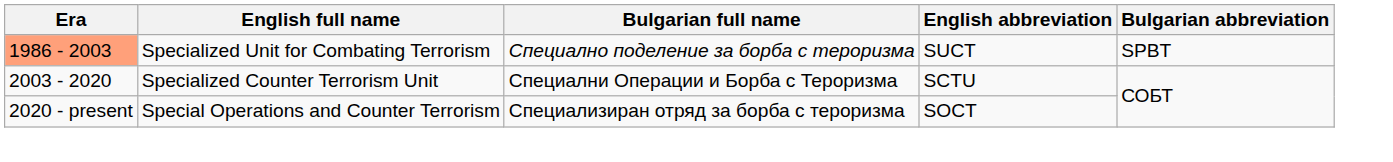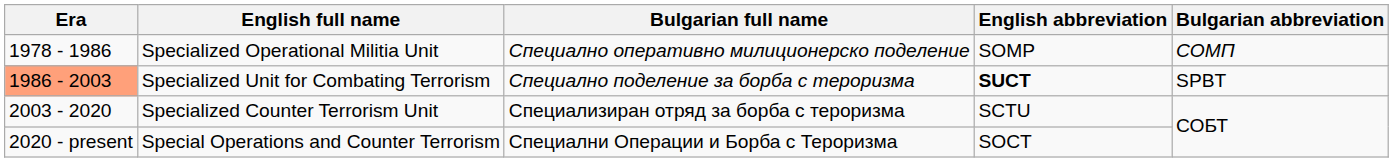+ row: (290, 50)
(950, 50) normal -> (1005, 80) bold
(703, 80) Специални Операции и Борба с Тероризма -> (707, 111) Специализиран отряд за борба с тероризма
(707, 111) Специализиран отряд за борба с тероризма -> (703, 141) Специални Операции и Борба с Тероризма
